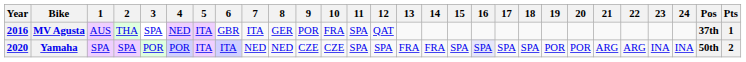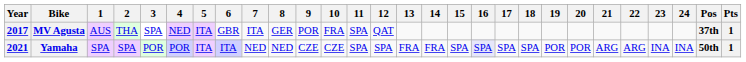(18, 31) 2016 -> (18, 31) 2017
(18, 48) 2020 -> (18, 48) 2021
(731, 48) 2 -> (731, 48) 1
